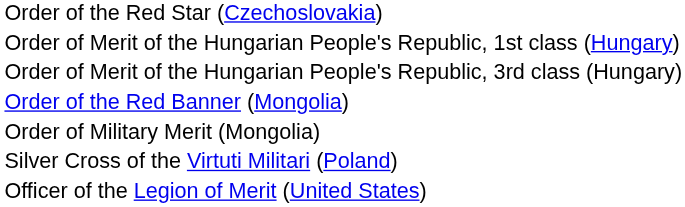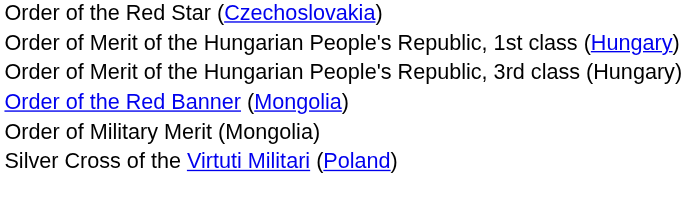- row: (216, 191)
